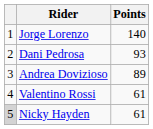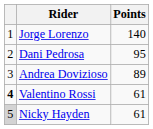(140, 54) 93 -> (140, 54) 95
(10, 94) normal -> (10, 94) bold
